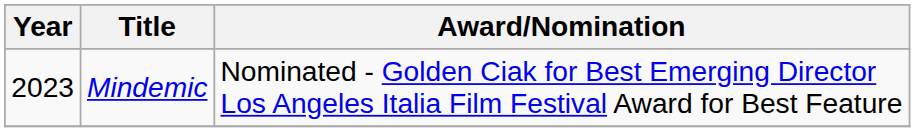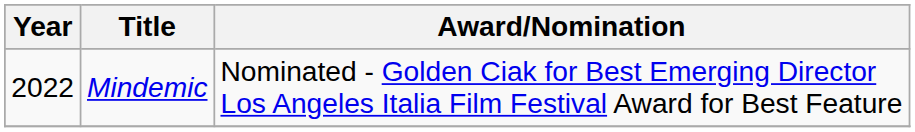(43, 87) 2023 -> (43, 87) 2022
